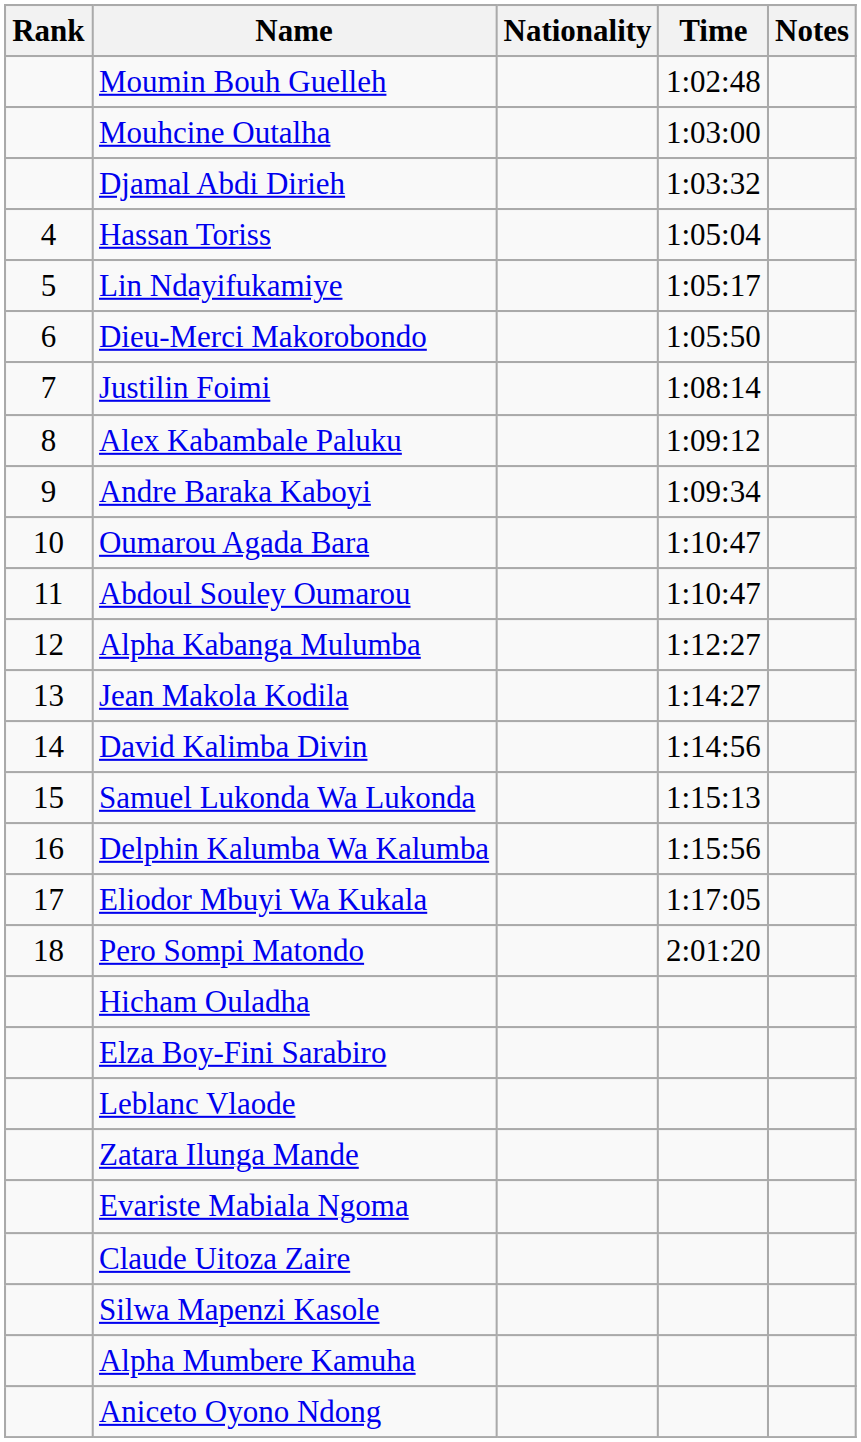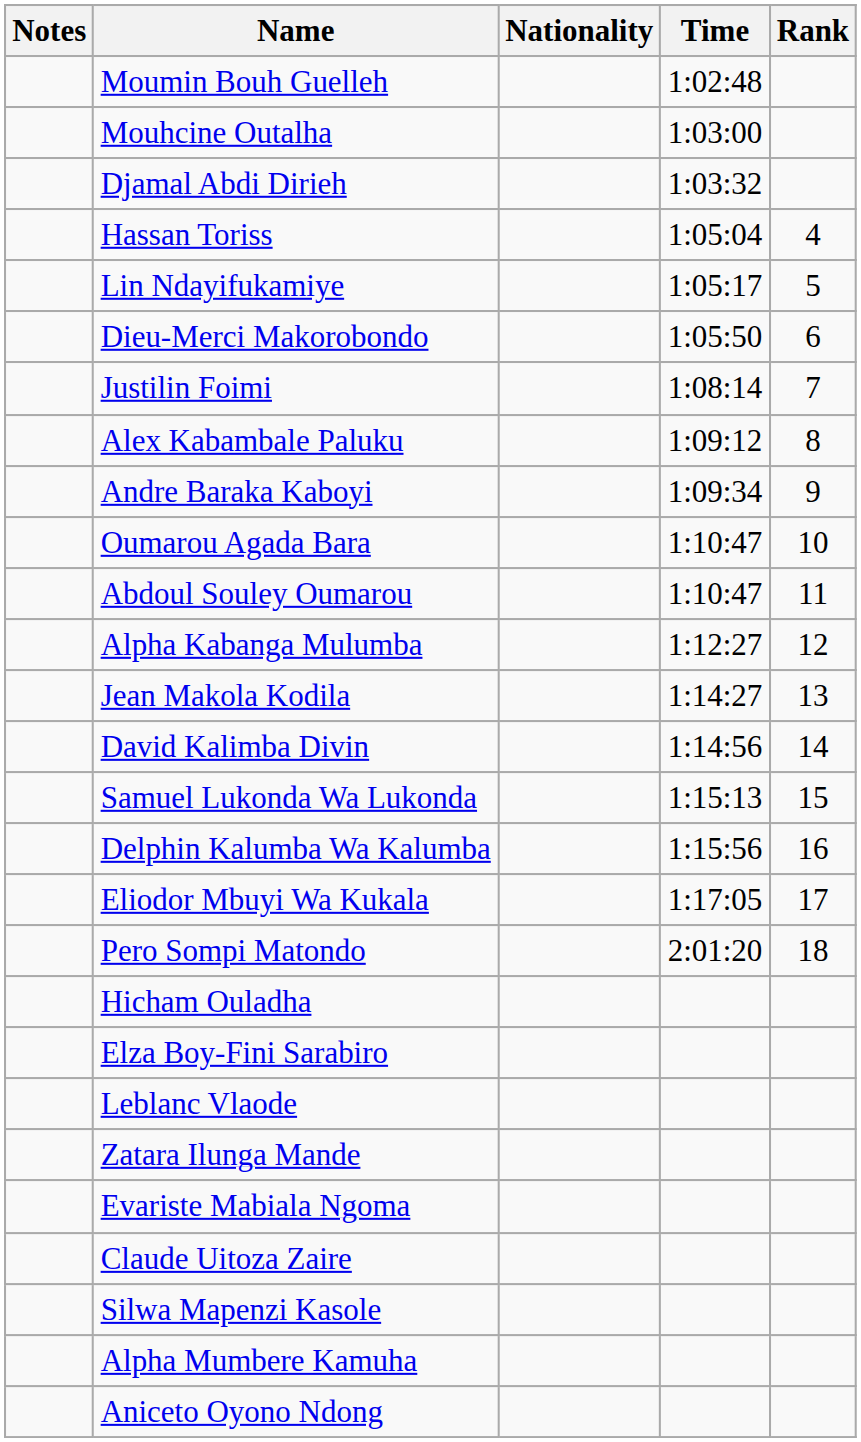columns swapped: (48, 30) <-> (812, 30)
